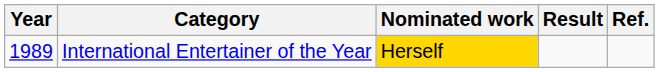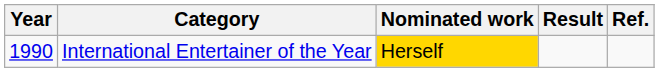(31, 51) 1989 -> (31, 51) 1990
